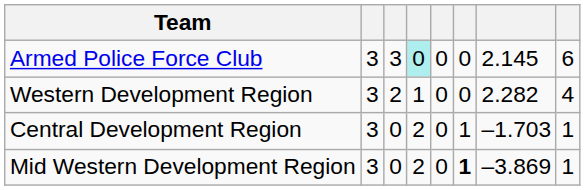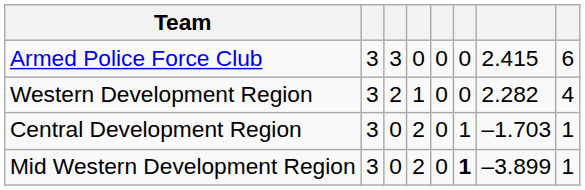(419, 58) paleturquoise background -> (419, 58) no background
(510, 58) 2.145 -> (510, 58) 2.415
(516, 166) –3.869 -> (516, 166) –3.899
